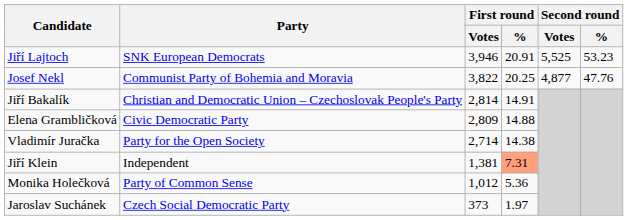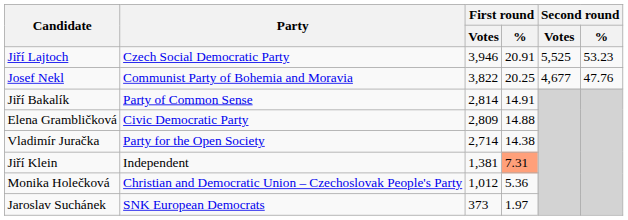(194, 57) SNK European Democrats -> (206, 57) Czech Social Democratic Party
(556, 78) 4,877 -> (556, 78) 4,677
(293, 99) Christian and Democratic Union – Czechoslovak People's Party -> (188, 99) Party of Common Sense
(188, 183) Party of Common Sense -> (293, 183) Christian and Democratic Union – Czechoslovak People's Party
(206, 204) Czech Social Democratic Party -> (194, 204) SNK European Democrats
